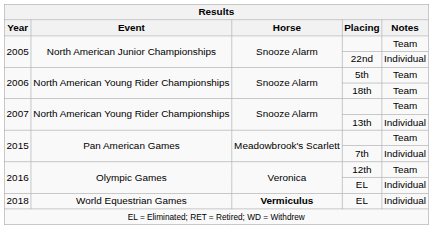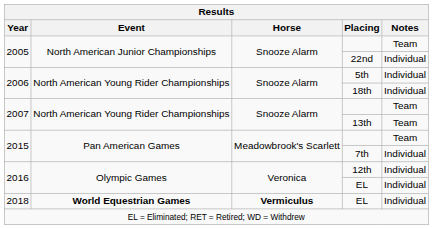(405, 75) Team -> (405, 75) Individual
(405, 91) Team -> (405, 91) Individual
(405, 122) Individual -> (405, 122) Team
(405, 169) Team -> (405, 169) Individual
(131, 201) normal -> (131, 201) bold
